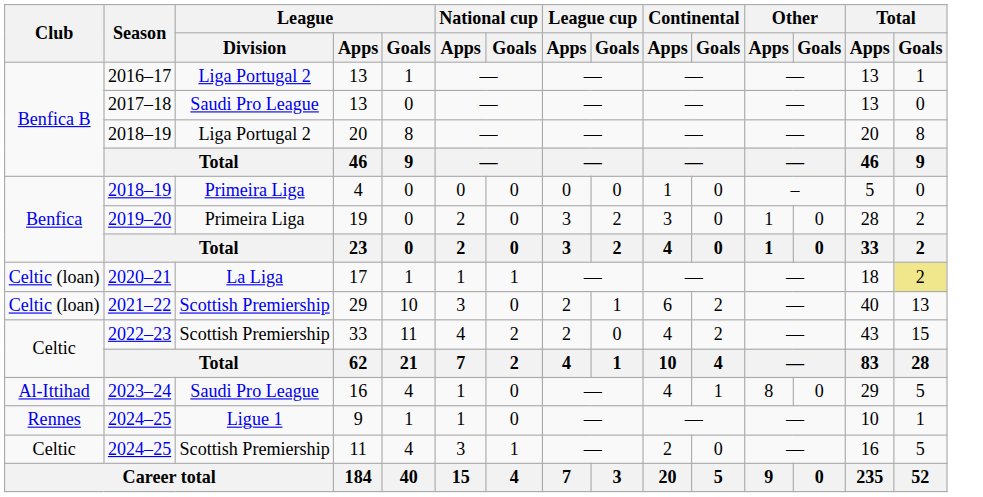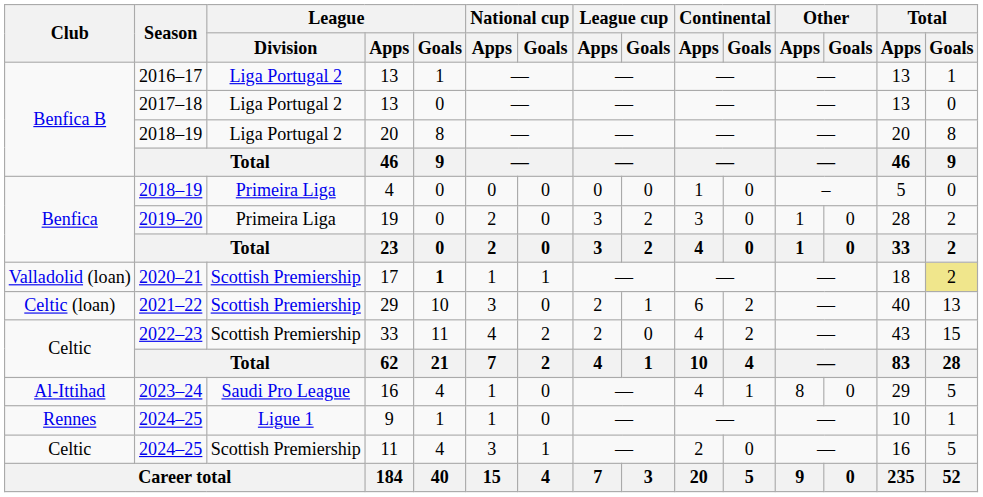(255, 104) Saudi Pro League -> (286, 104) Liga Portugal 2
(54, 276) Celtic (loan) -> (70, 276) Valladolid (loan)
(255, 276) La Liga -> (286, 276) Scottish Premiership
(409, 276) normal -> (440, 276) bold
